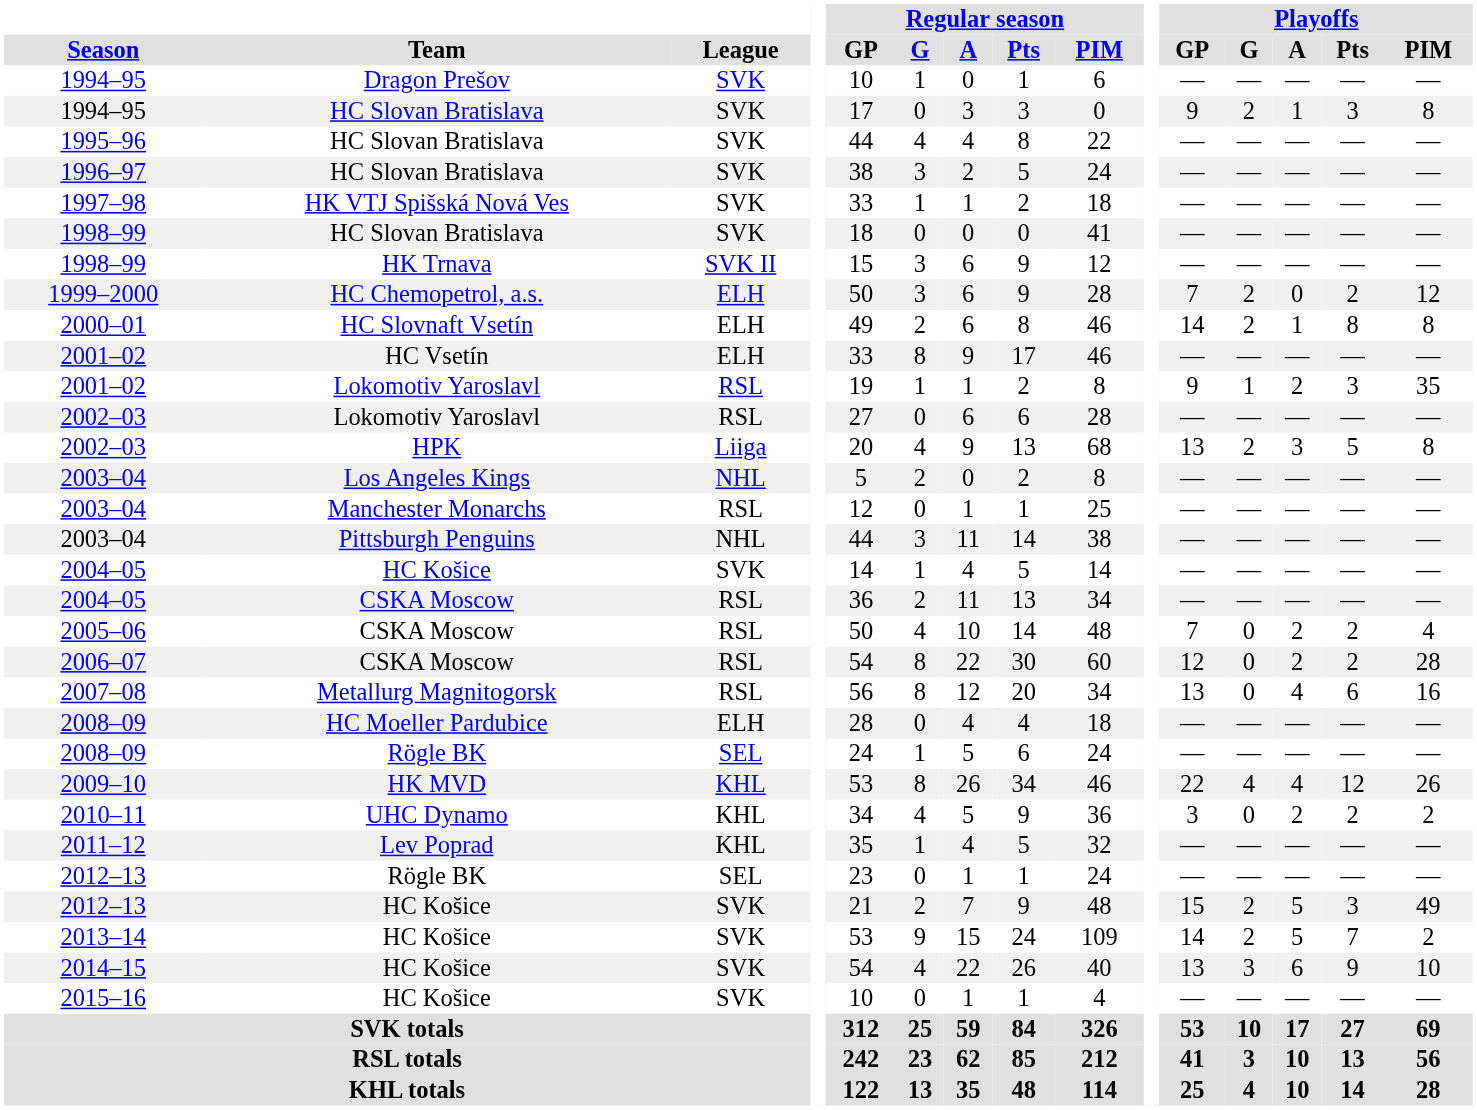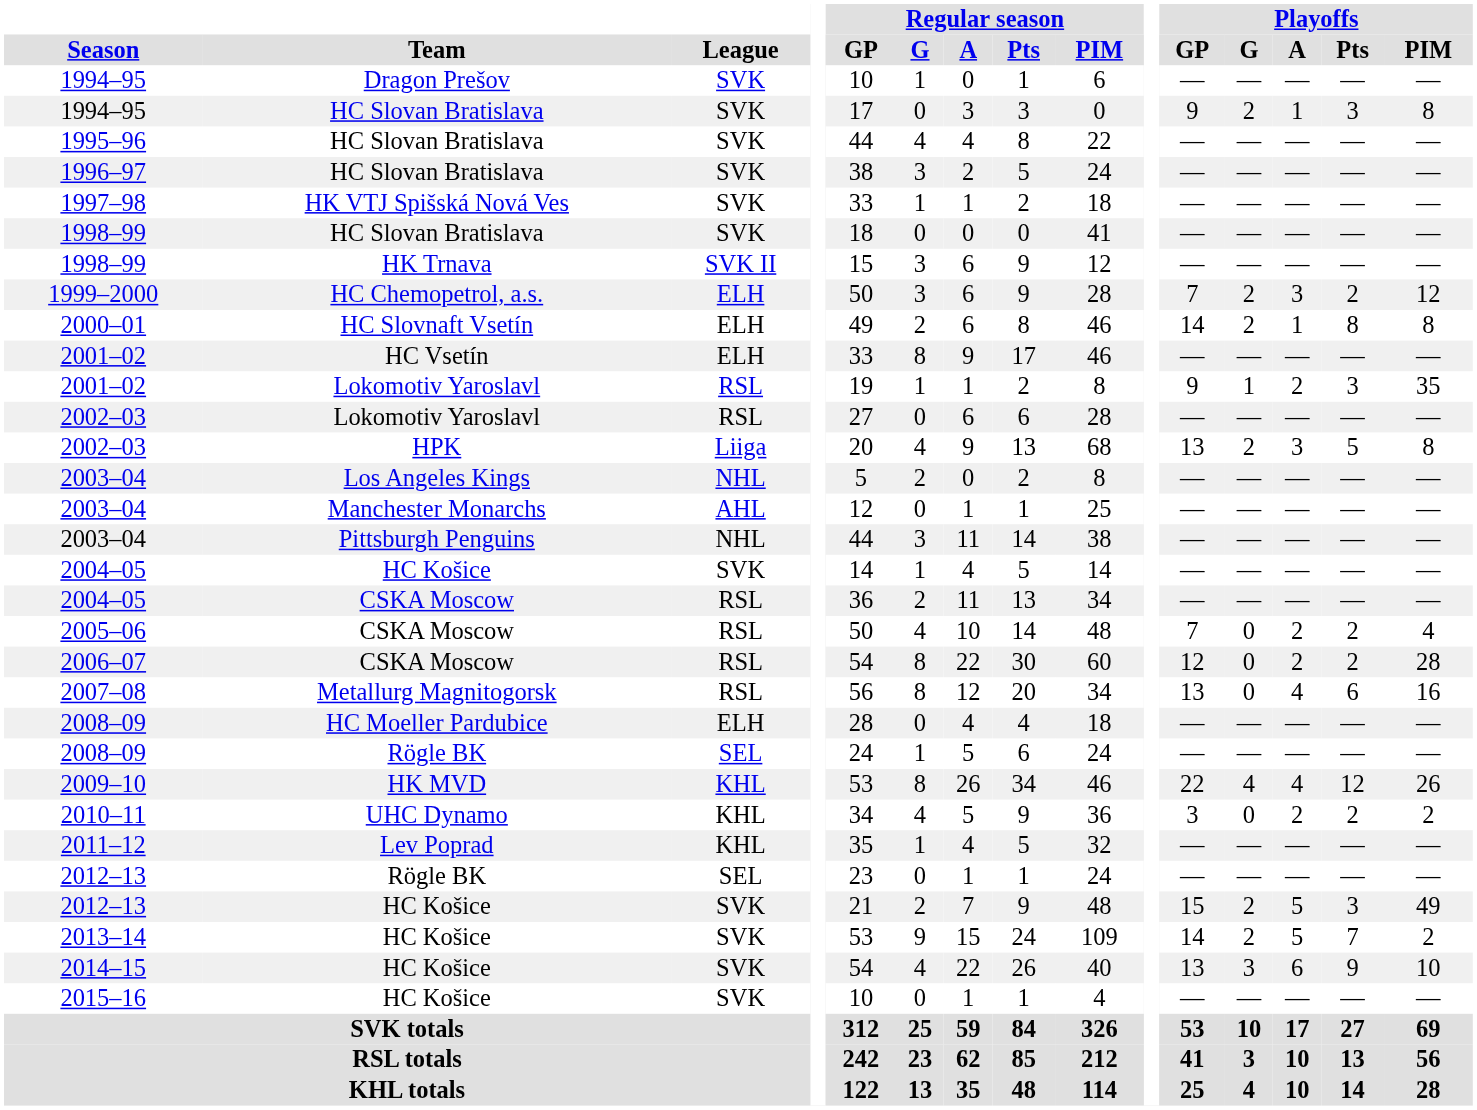(1297, 294) 0 -> (1297, 294) 3
(741, 508) RSL -> (741, 508) AHL
